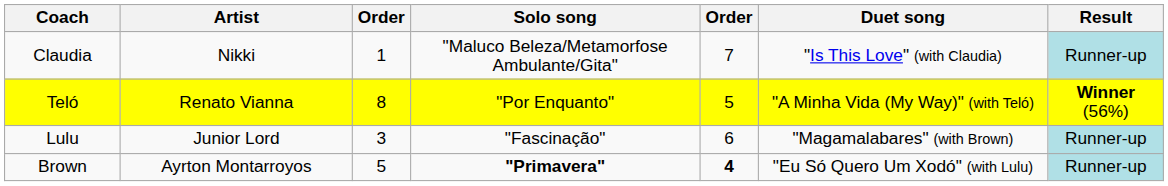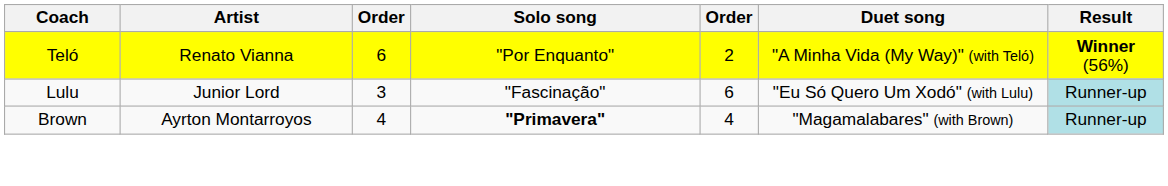- row: (62, 55)
(381, 102) 8 -> (381, 55) 6
(729, 102) 5 -> (729, 55) 2
(903, 139) "Magamalabares" (with Brown) -> (903, 92) "Eu Só Quero Um Xodó" (with Lulu)
(381, 166) 5 -> (381, 119) 4
(729, 166) bold -> (729, 119) normal
(903, 166) "Eu Só Quero Um Xodó" (with Lulu) -> (903, 119) "Magamalabares" (with Brown)
